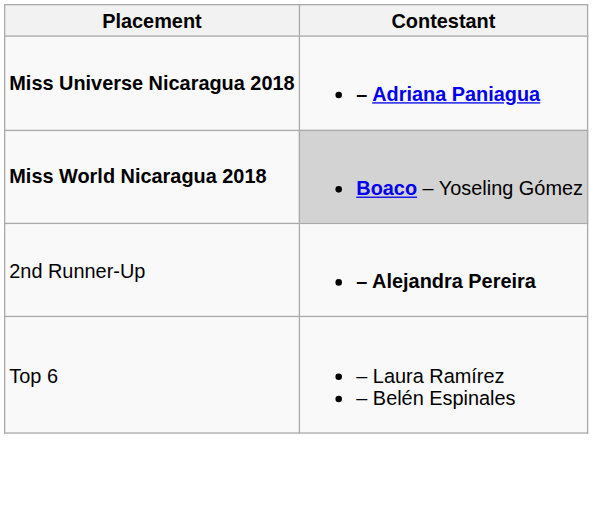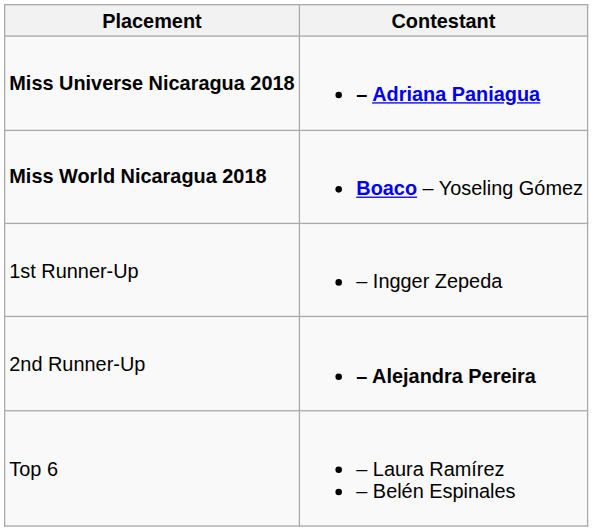(443, 188) lightgrey background -> (443, 188) no background
+ row: (74, 270)
